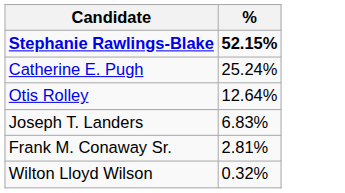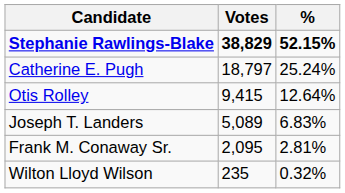+ column: (247, 17)
